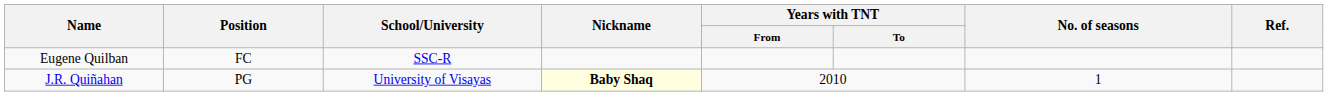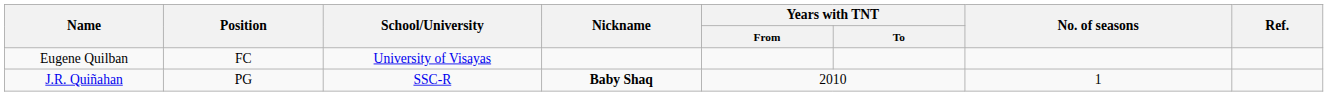(432, 58) SSC-R -> (432, 58) University of Visayas
(432, 79) University of Visayas -> (432, 79) SSC-R
(621, 79) lightyellow background -> (621, 79) no background
